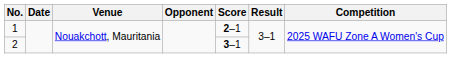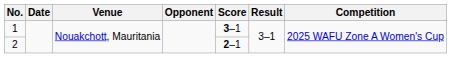(232, 28) 2–1 -> (232, 28) 3–1
(232, 45) 3–1 -> (232, 45) 2–1
